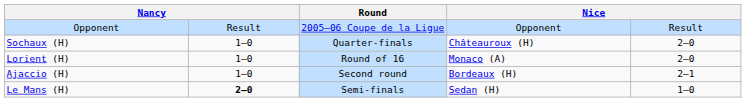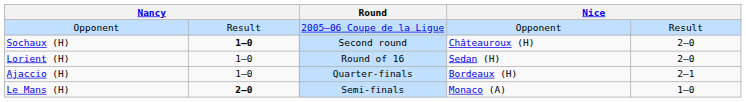(244, 43) normal -> (244, 43) bold
(373, 43) Quarter-finals -> (373, 43) Second round
(477, 58) Monaco (A) -> (474, 58) Sedan (H)
(373, 74) Second round -> (373, 74) Quarter-finals
(474, 89) Sedan (H) -> (477, 89) Monaco (A)
